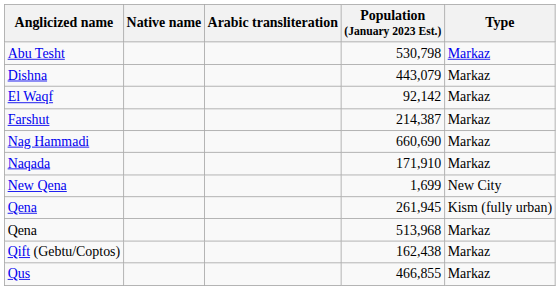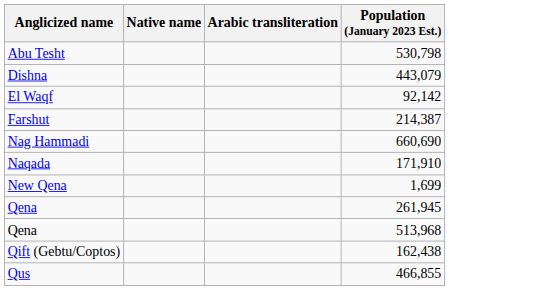- column: (500, 23)
